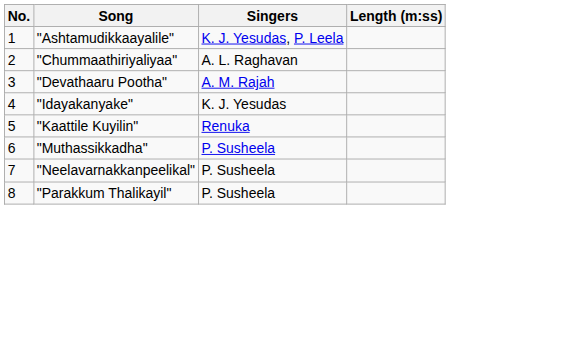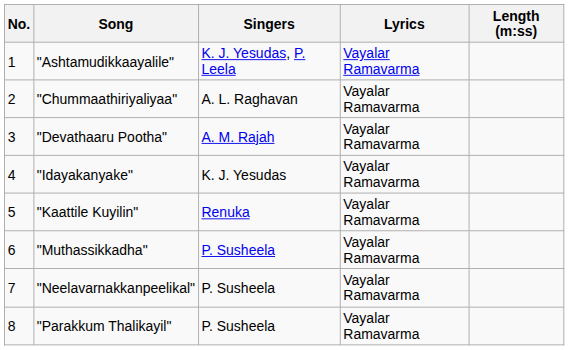+ column: (404, 24)
